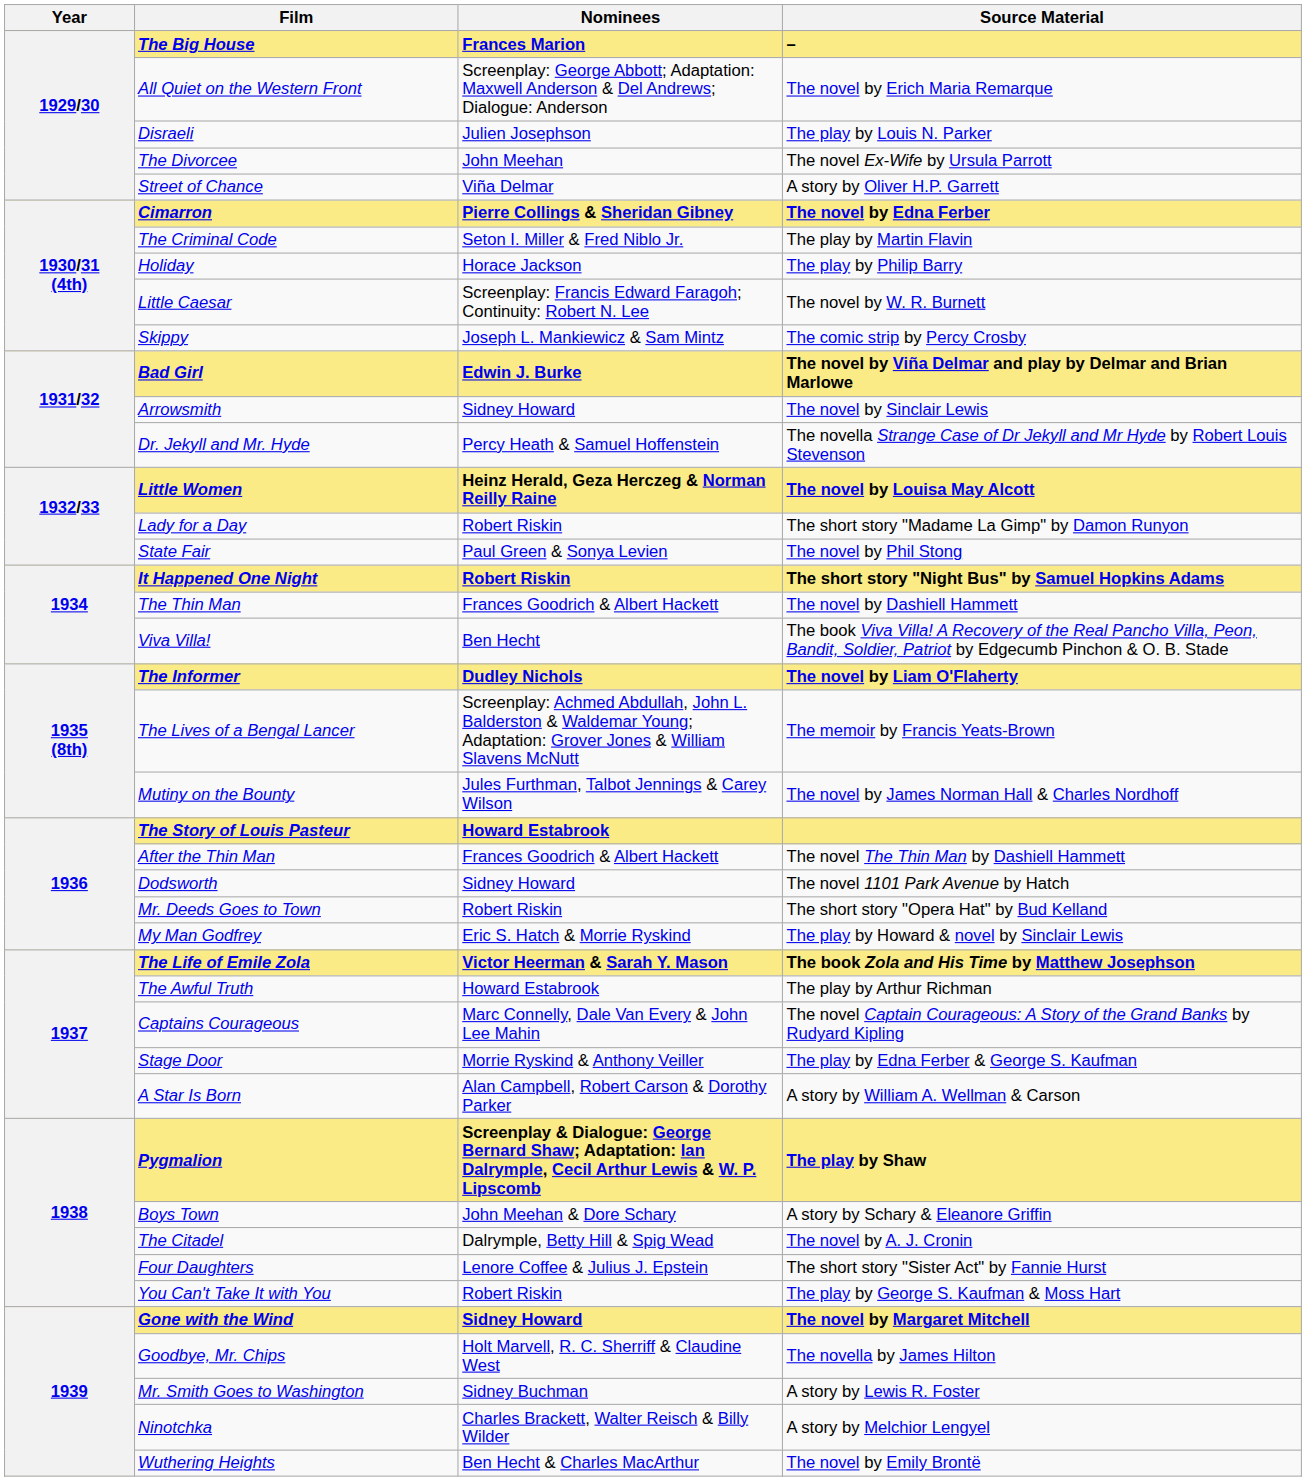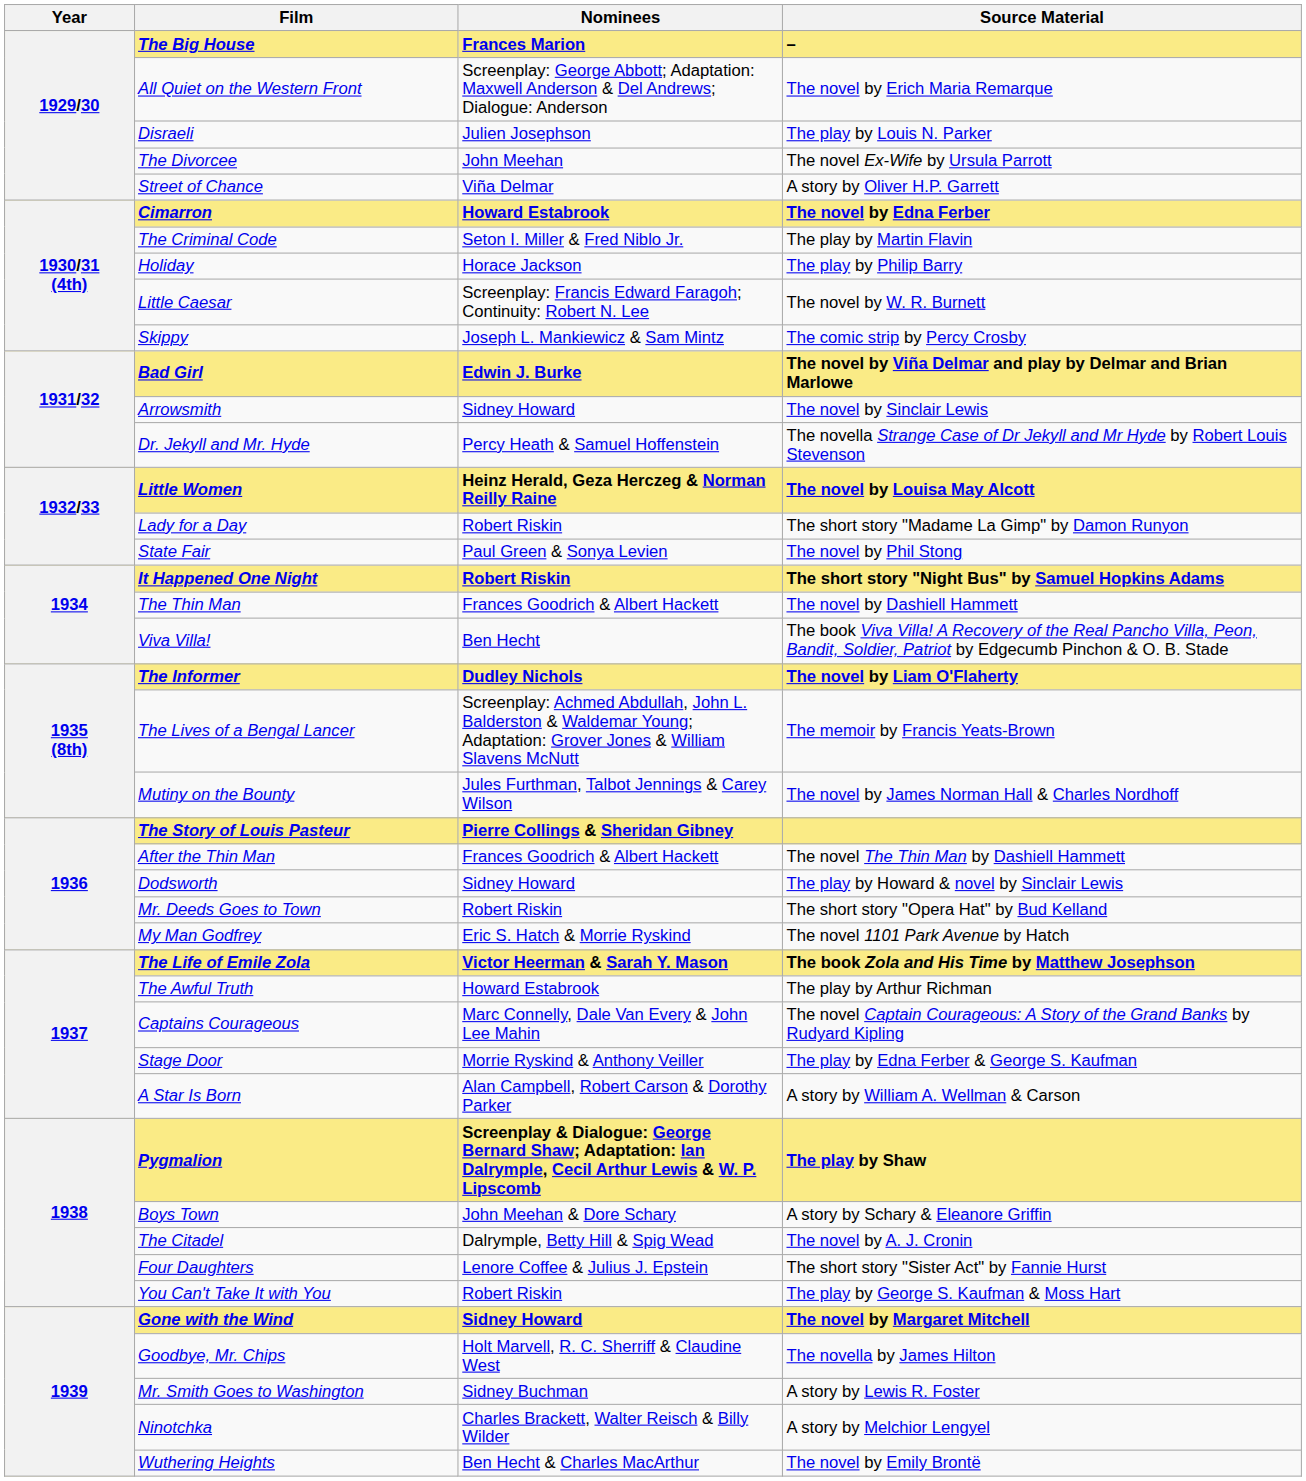(598, 213) Pierre Collings & Sheridan Gibney -> (536, 213) Howard Estabrook
(536, 830) Howard Estabrook -> (598, 830) Pierre Collings & Sheridan Gibney
(928, 883) The novel 1101 Park Avenue by Hatch -> (955, 883) The play by Howard & novel by Sinclair Lewis
(955, 936) The play by Howard & novel by Sinclair Lewis -> (928, 936) The novel 1101 Park Avenue by Hatch
